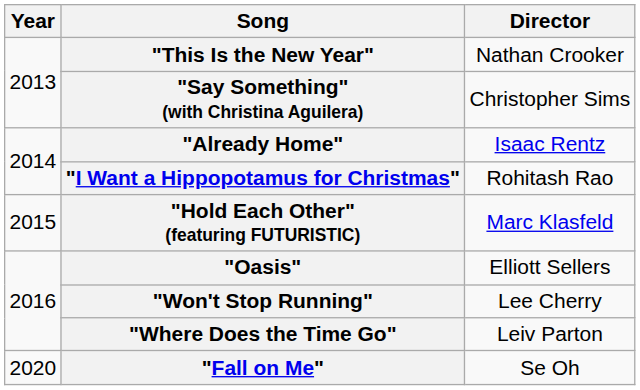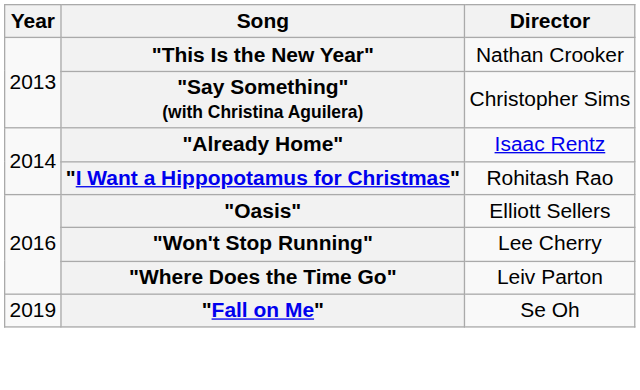- row: (263, 222)
(33, 367) 2020 -> (33, 310) 2019
